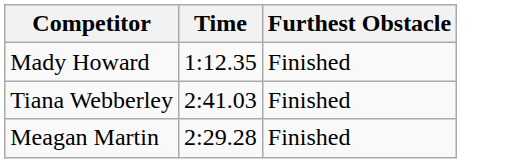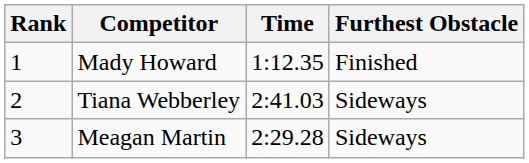+ column: (38, 23)
(309, 99) Finished -> (381, 99) Sideways
(309, 137) Finished -> (381, 137) Sideways
